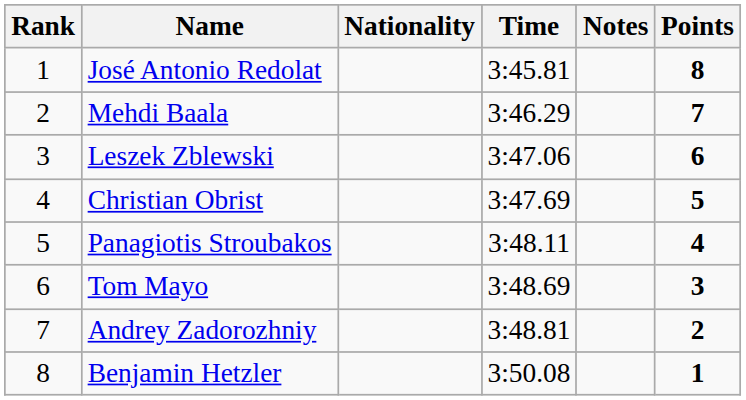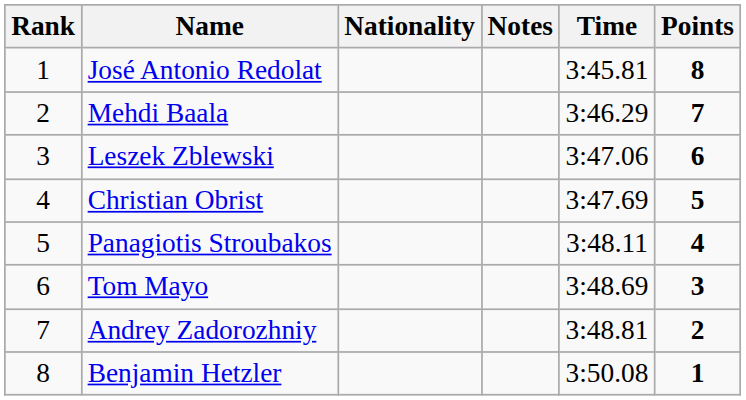columns swapped: (529, 26) <-> (616, 26)
